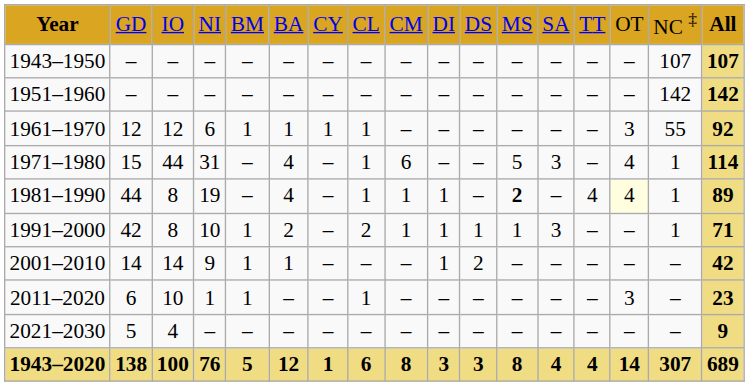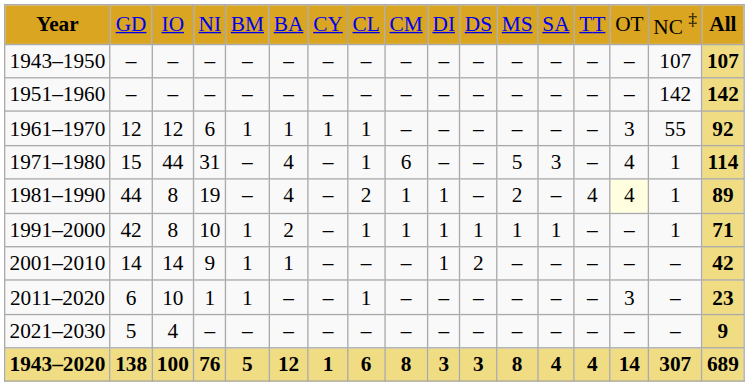(366, 195) 1 -> (366, 195) 2
(517, 195) bold -> (517, 195) normal
(366, 229) 2 -> (366, 229) 1
(556, 229) 3 -> (556, 229) 1
